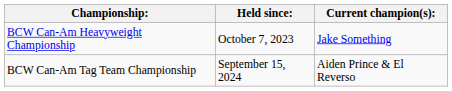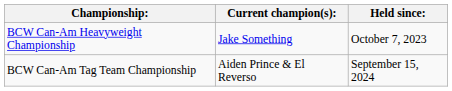columns swapped: (381, 13) <-> (265, 13)
